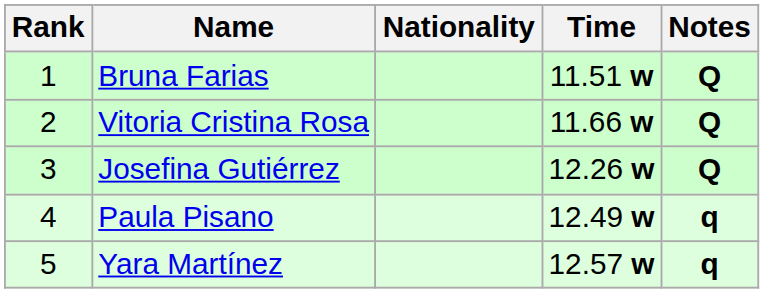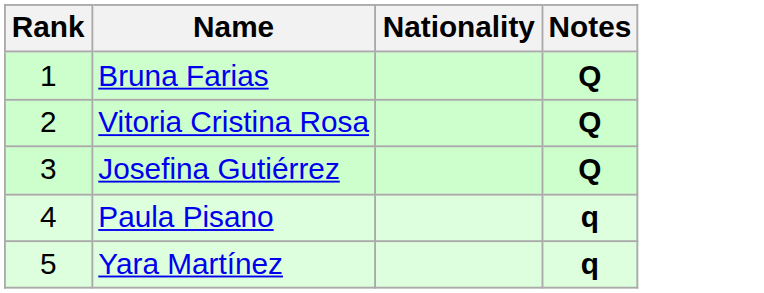- column: (602, 28)
